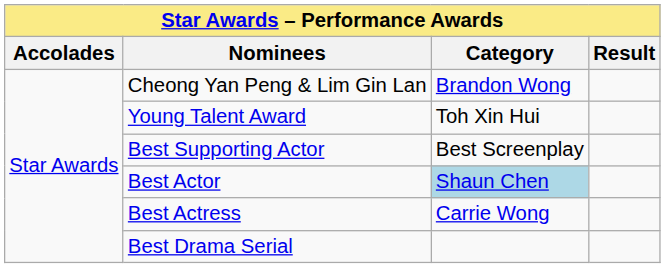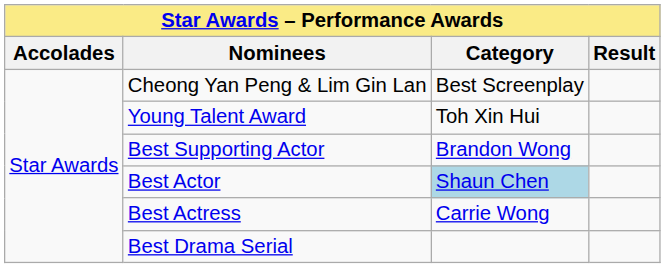(503, 85) Brandon Wong -> (510, 85) Best Screenplay
(510, 149) Best Screenplay -> (503, 149) Brandon Wong
